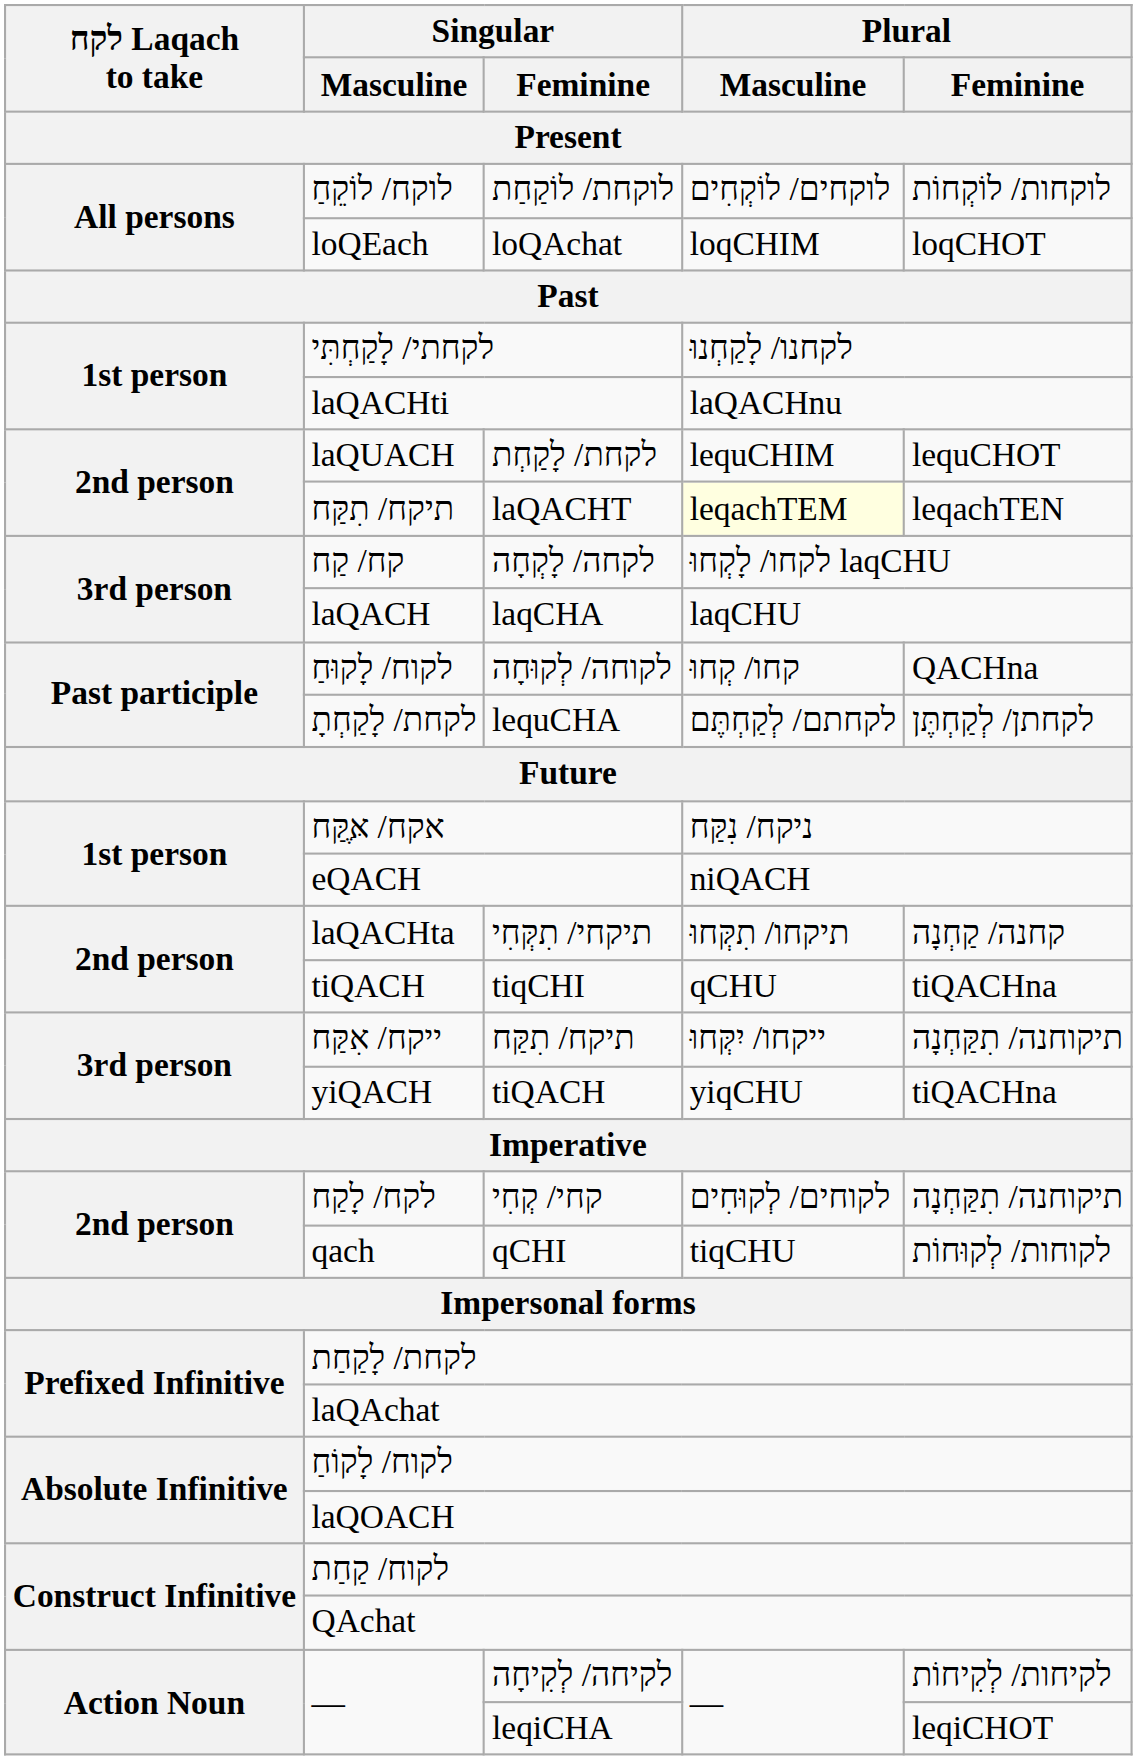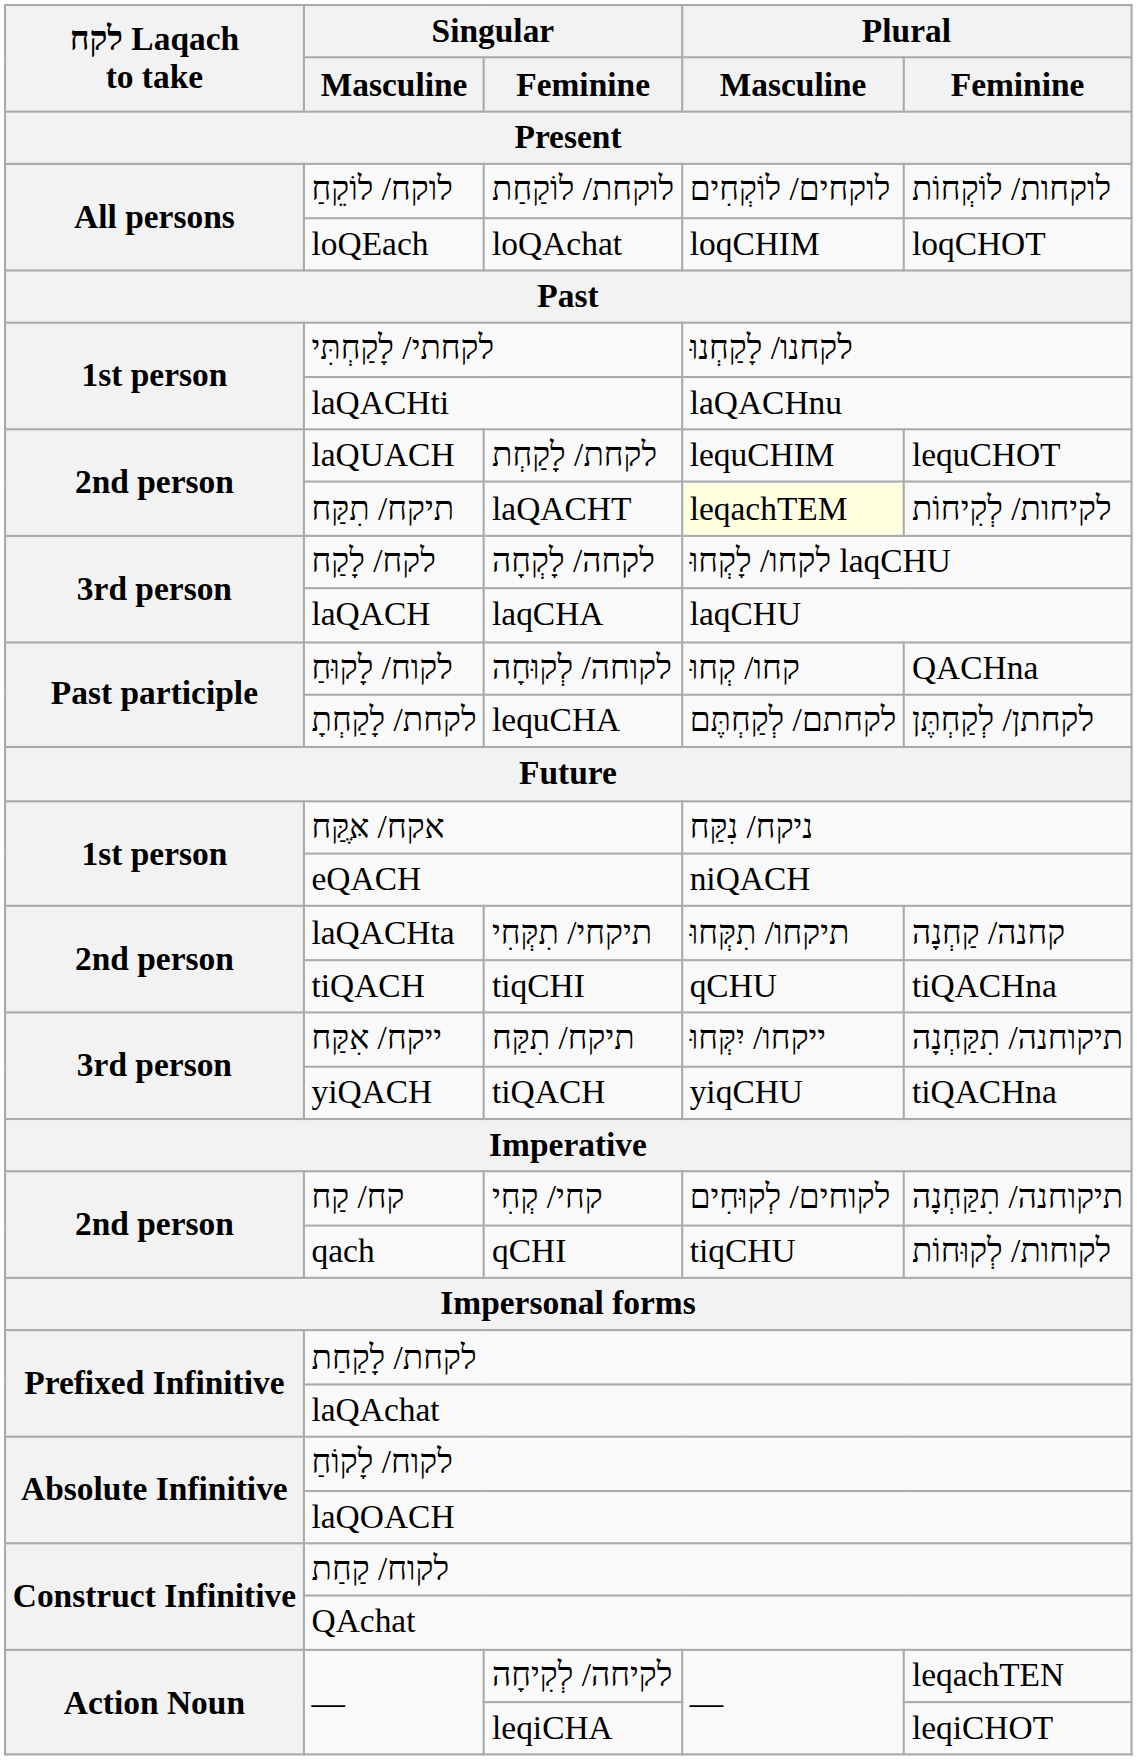(988, 508) leqachTEN -> (1012, 508) לקיחות/ לְקִיחוֹת
(358, 561) קח/ קַח -> (374, 561) לקח/ לָקַח
(374, 1197) לקח/ לָקַח -> (358, 1197) קח/ קַח
(1012, 1675) לקיחות/ לְקִיחוֹת -> (988, 1675) leqachTEN
